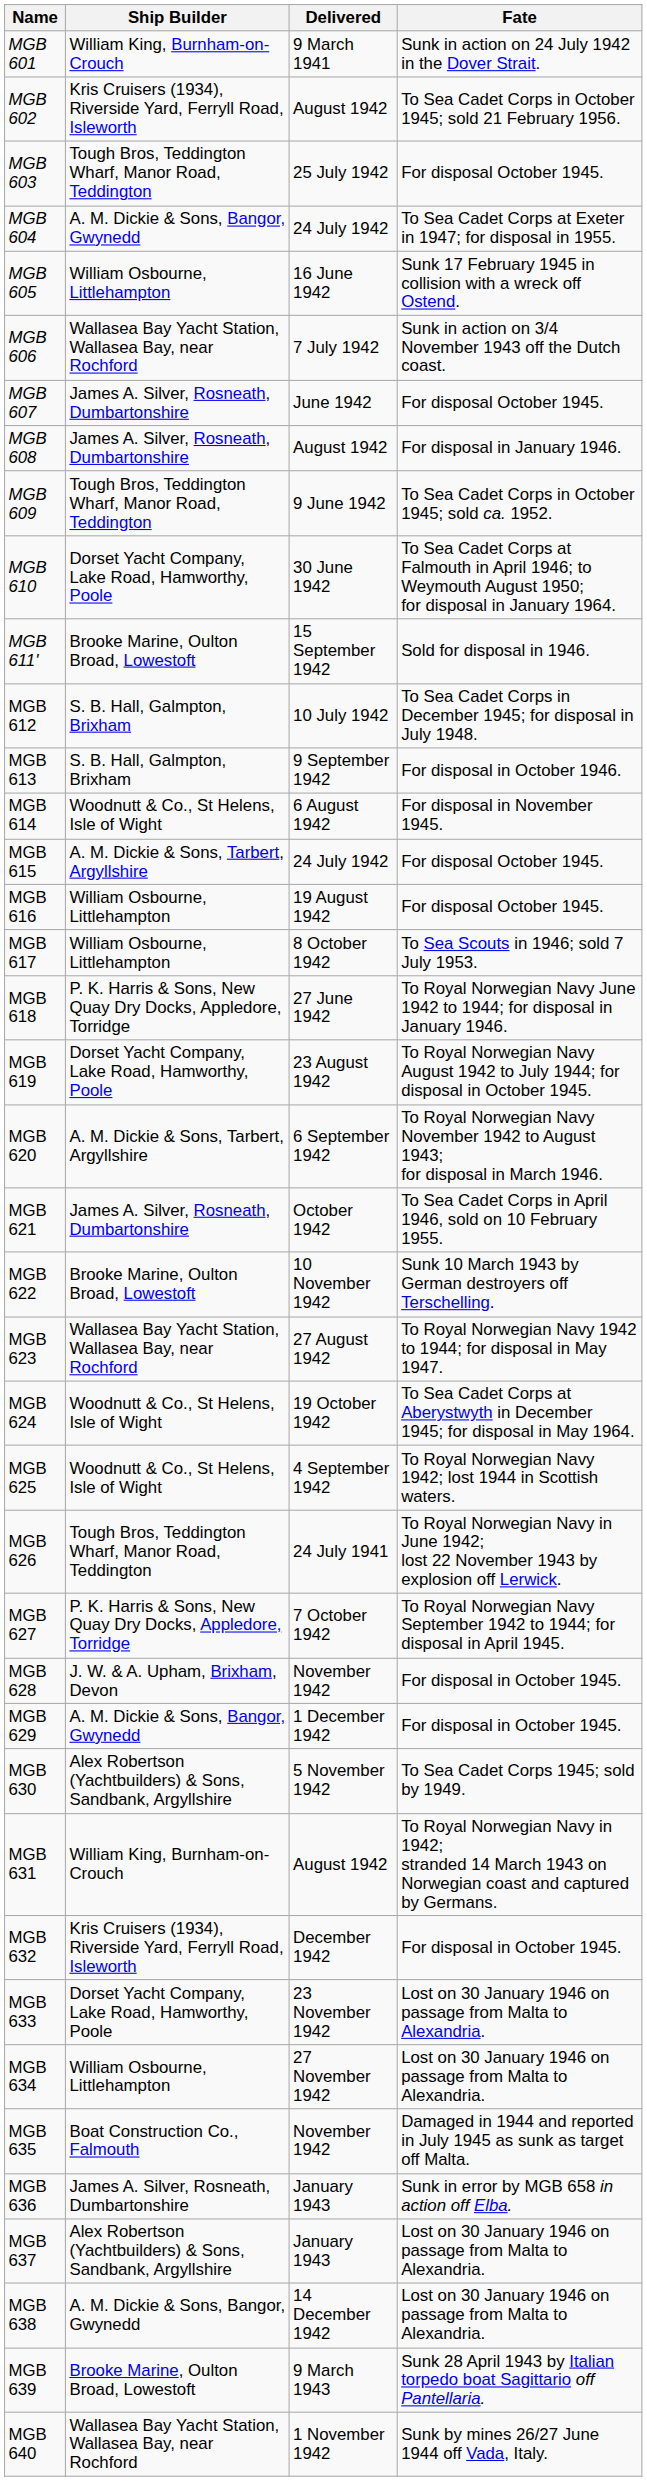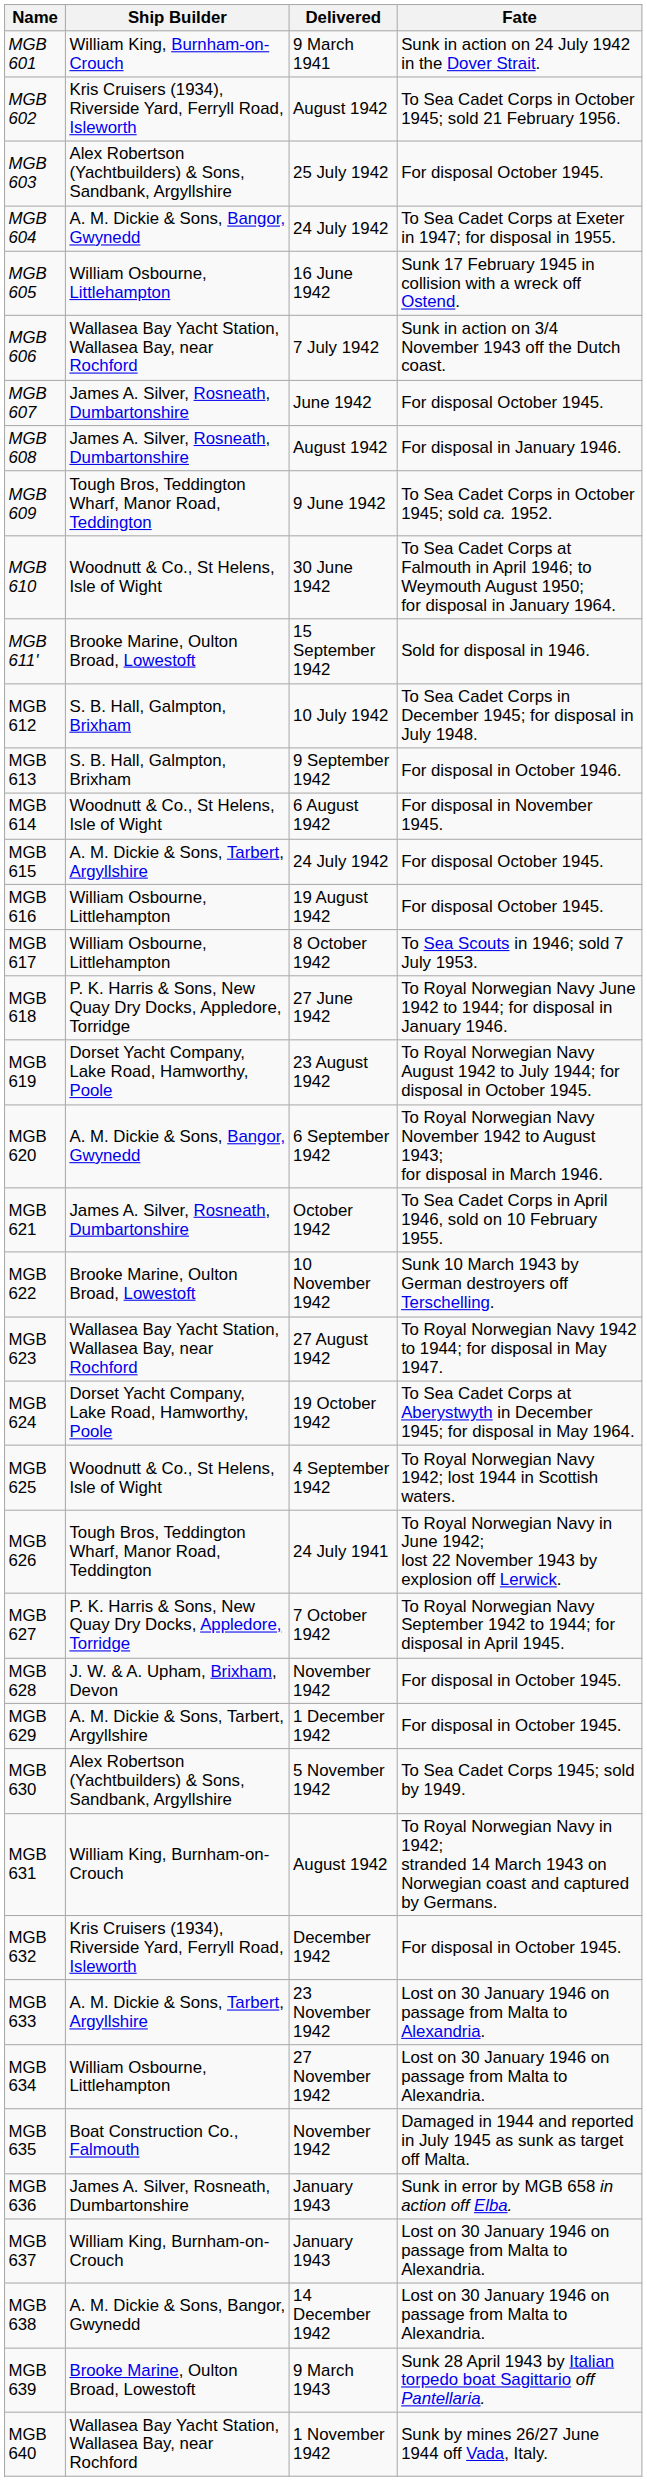(158, 173) Tough Bros, Teddington Wharf, Manor Road, Teddington -> (157, 173) Alex Robertson (Yachtbuilders) & Sons, Sandbank, Argyllshire
(159, 577) Dorset Yacht Company, Lake Road, Hamworthy, Poole -> (172, 577) Woodnutt & Co., St Helens, Isle of Wight
(177, 1146) A. M. Dickie & Sons, Tarbert, Argyllshire -> (177, 1146) A. M. Dickie & Sons, Bangor, Gwynedd
(172, 1413) Woodnutt & Co., St Helens, Isle of Wight -> (159, 1413) Dorset Yacht Company, Lake Road, Hamworthy, Poole
(177, 1726) A. M. Dickie & Sons, Bangor, Gwynedd -> (177, 1726) A. M. Dickie & Sons, Tarbert, Argyllshire
(159, 2012) Dorset Yacht Company, Lake Road, Hamworthy, Poole -> (177, 2012) A. M. Dickie & Sons, Tarbert, Argyllshire
(157, 2251) Alex Robertson (Yachtbuilders) & Sons, Sandbank, Argyllshire -> (169, 2251) William King, Burnham-on-Crouch
